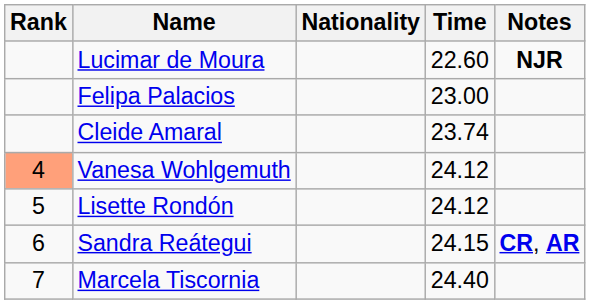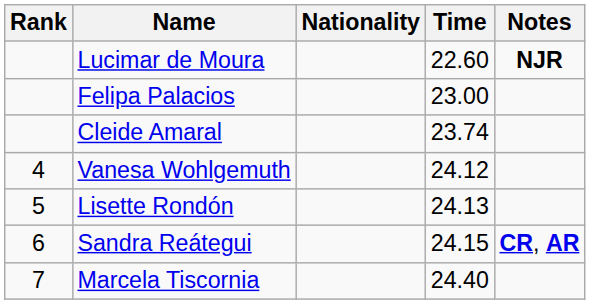(38, 170) lightsalmon background -> (38, 170) no background
(460, 206) 24.12 -> (460, 206) 24.13
